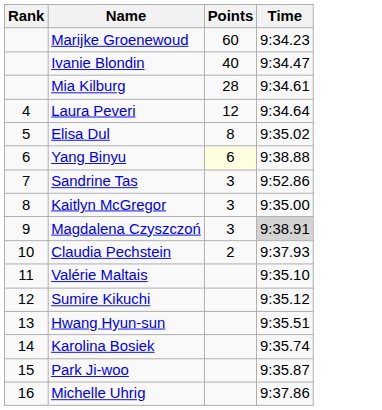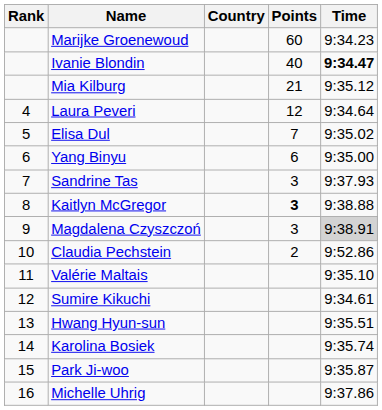+ column: (236, 16)
(285, 63) normal -> (349, 63) bold
(230, 87) 28 -> (294, 87) 21
(285, 87) 9:34.61 -> (349, 87) 9:35.12
(230, 134) 8 -> (294, 134) 7
(230, 157) lightyellow background -> (294, 157) no background
(285, 157) 9:38.88 -> (349, 157) 9:35.00
(285, 181) 9:52.86 -> (349, 181) 9:37.93
(230, 205) normal -> (294, 205) bold
(285, 205) 9:35.00 -> (349, 205) 9:38.88
(285, 252) 9:37.93 -> (349, 252) 9:52.86
(285, 299) 9:35.12 -> (349, 299) 9:34.61
